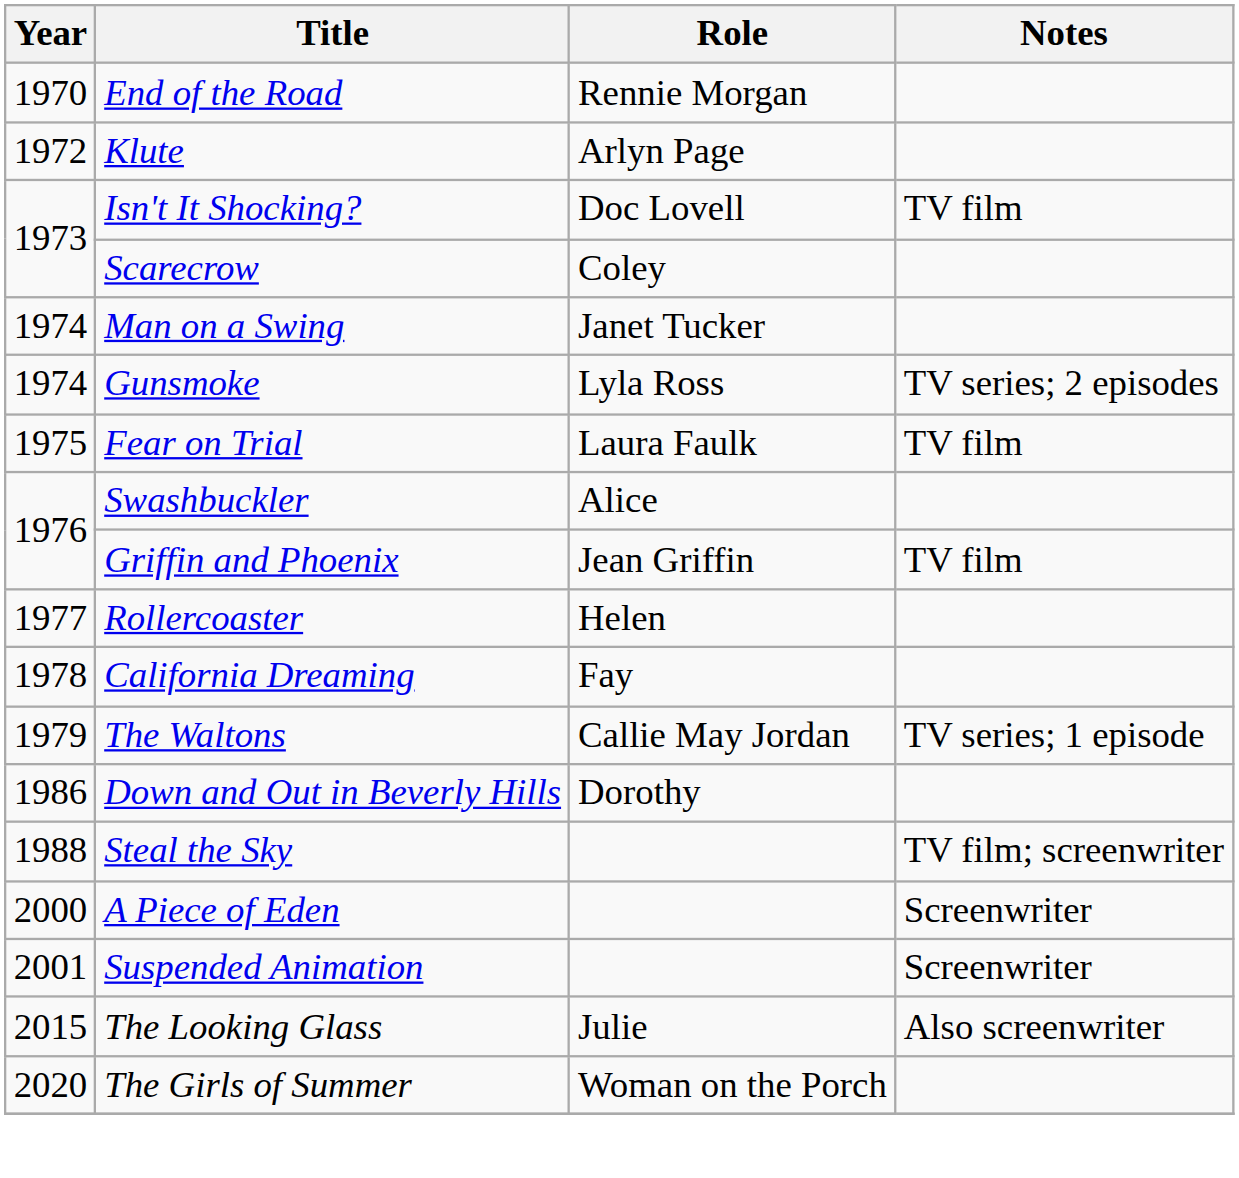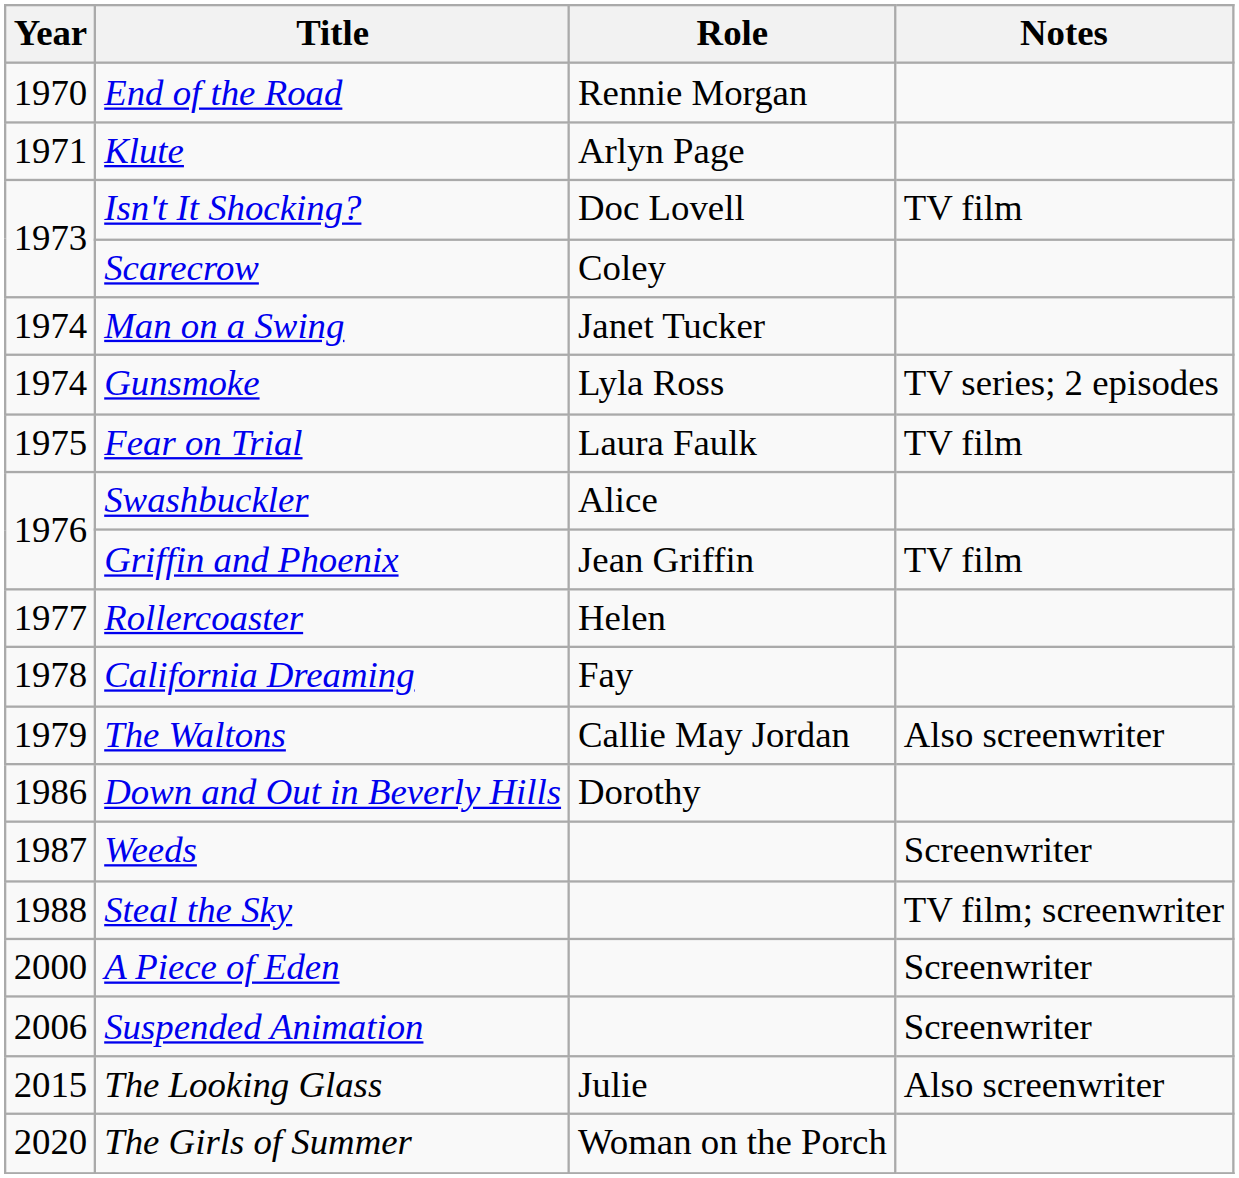(50, 150) 1972 -> (50, 150) 1971
(1054, 734) TV series; 1 episode -> (1034, 734) Also screenwriter
+ row: (151, 850)
(50, 967) 2001 -> (50, 1025) 2006
